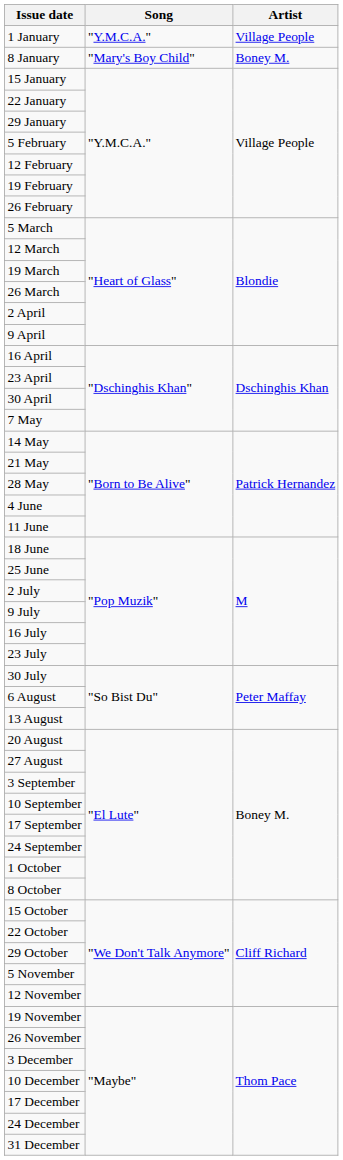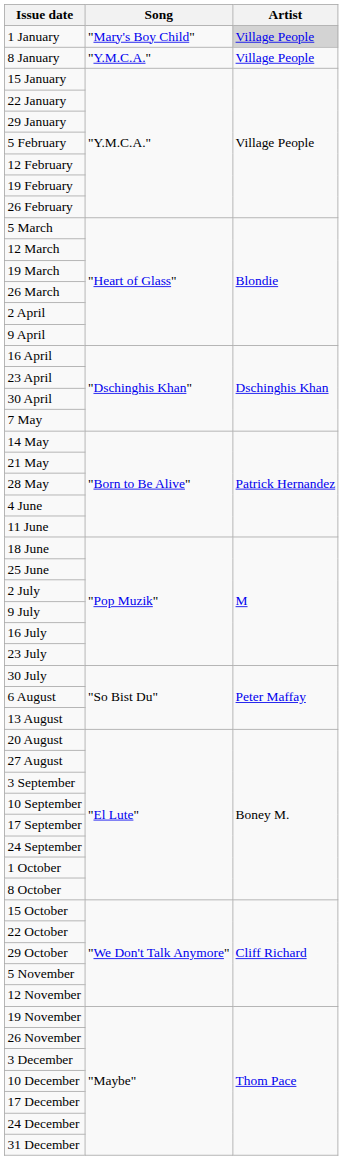(119, 36) "Y.M.C.A." -> (141, 36) "Mary's Boy Child"
(275, 36) no background -> (275, 36) lightgrey background
(141, 57) "Mary's Boy Child" -> (119, 57) "Y.M.C.A."
(262, 57) Boney M. -> (275, 57) Village People
